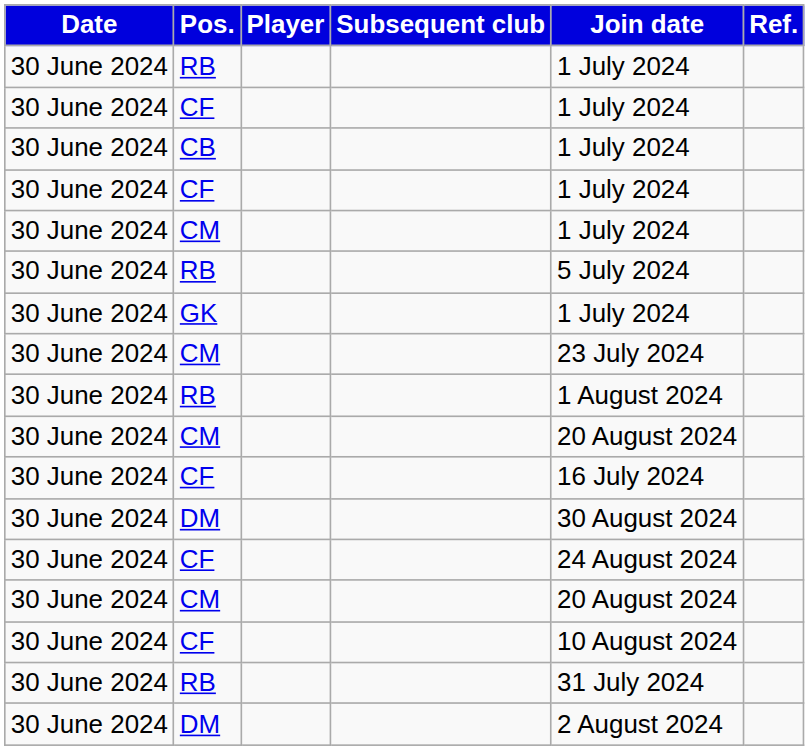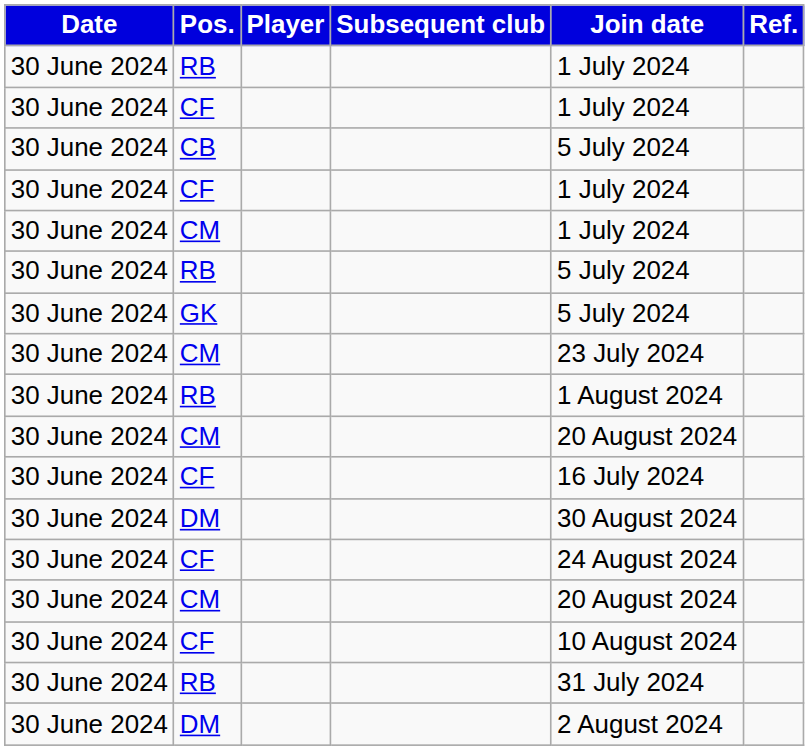(623, 148) 1 July 2024 -> (623, 148) 5 July 2024
(623, 312) 1 July 2024 -> (623, 312) 5 July 2024
